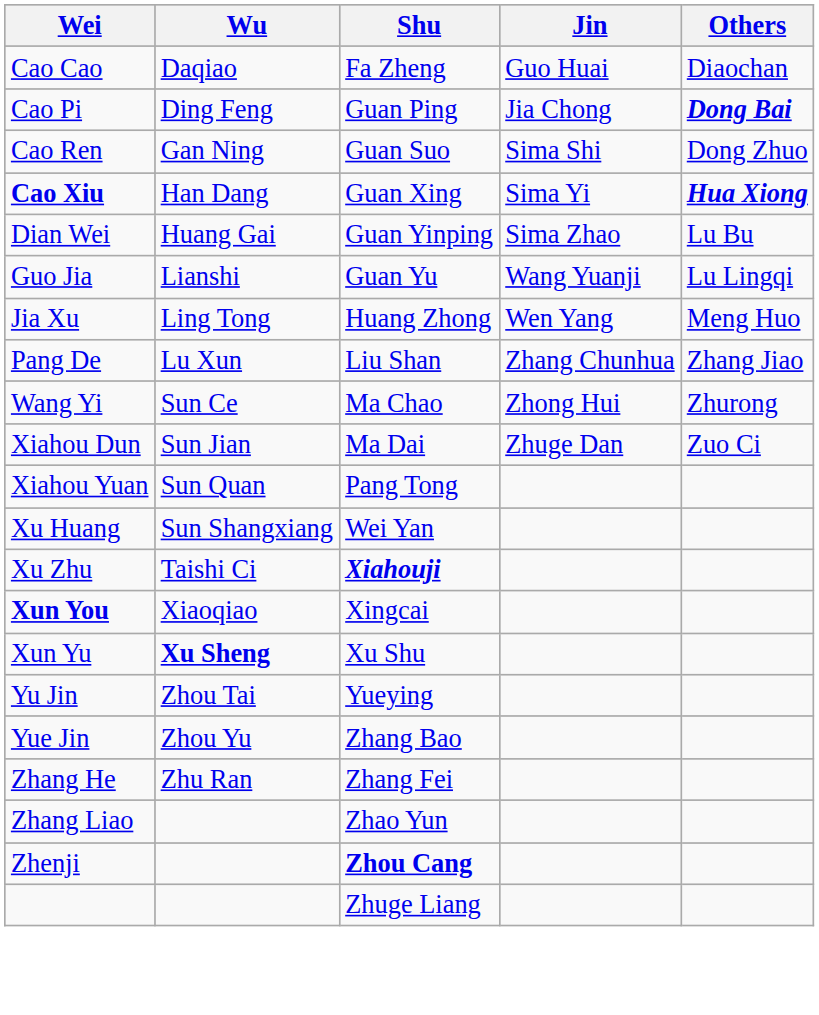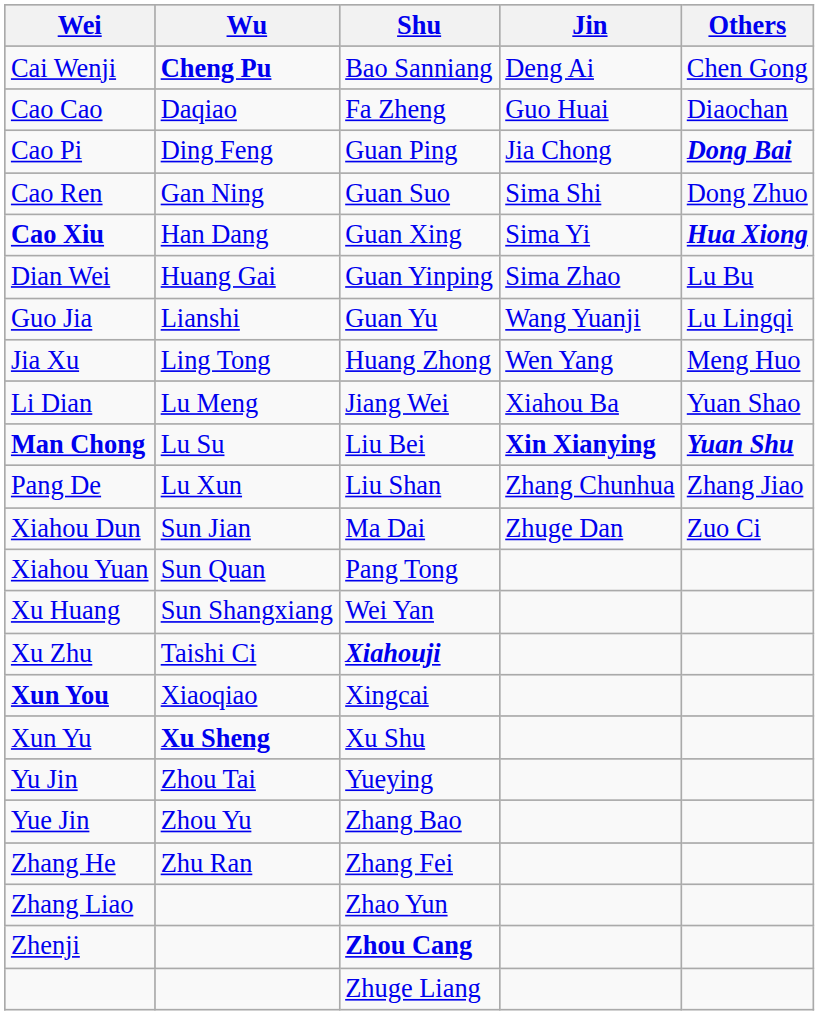+ row: (64, 67)
+ row: (52, 402)
+ row: (78, 444)
- row: (57, 402)
